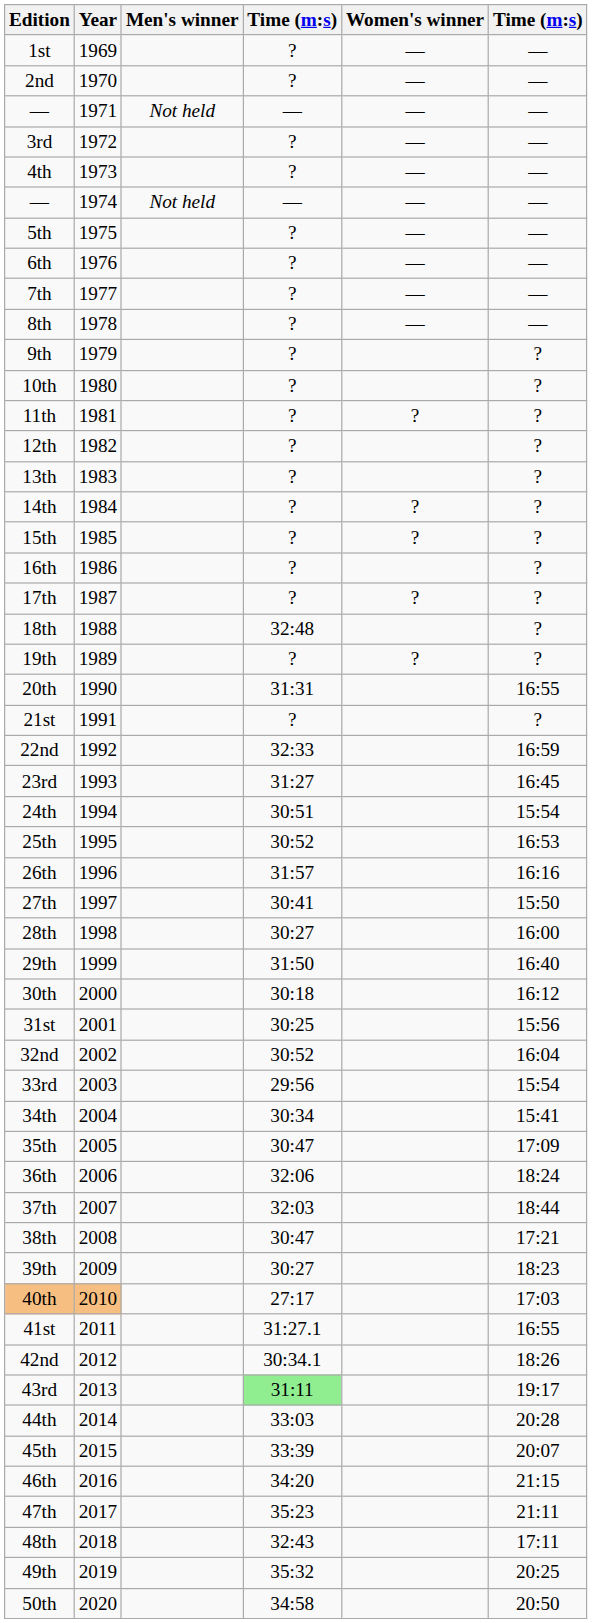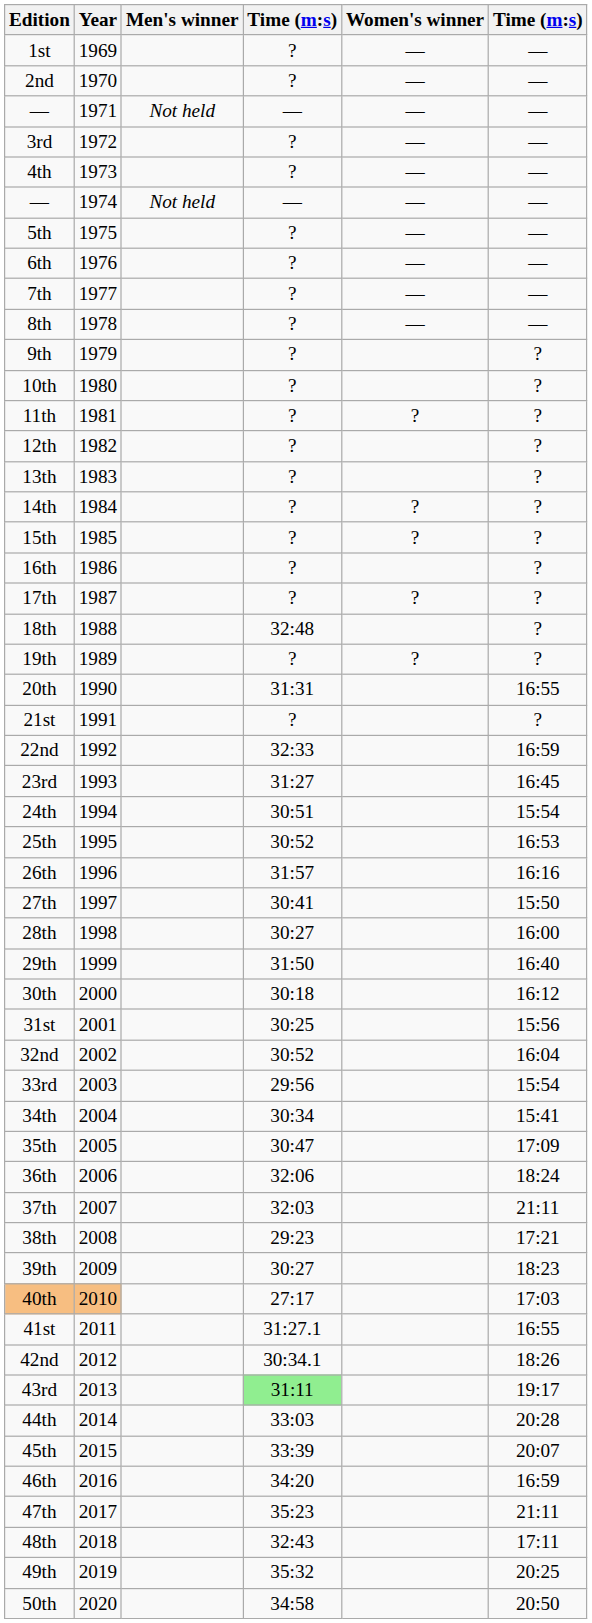(538, 1207) 18:44 -> (538, 1207) 21:11
(292, 1237) 30:47 -> (292, 1237) 29:23
(538, 1481) 21:15 -> (538, 1481) 16:59
